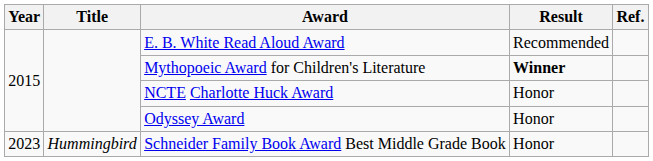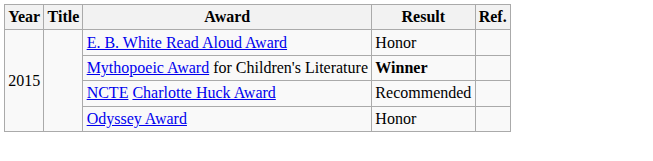(561, 42) Recommended -> (396, 42) Honor
(534, 93) Honor -> (423, 93) Recommended
- row: (325, 144)
